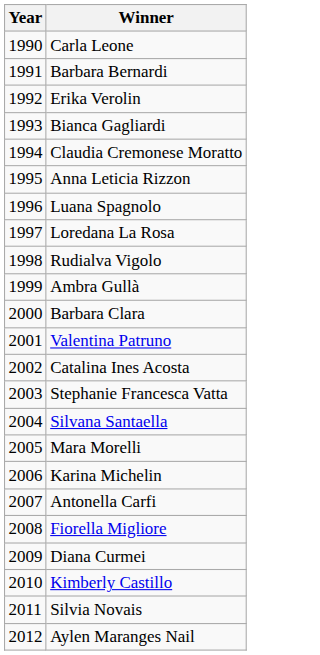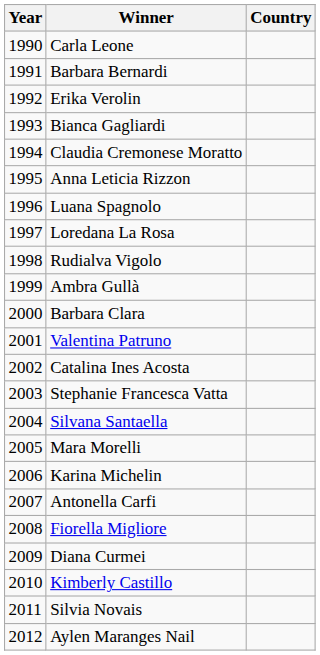+ column: (281, 17)
